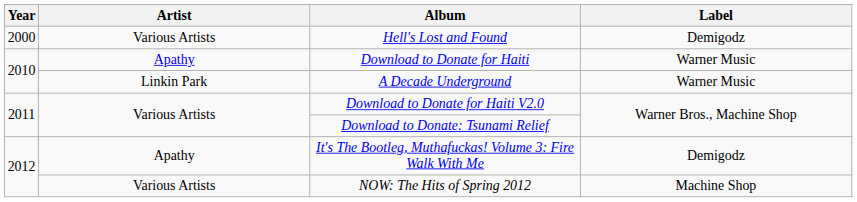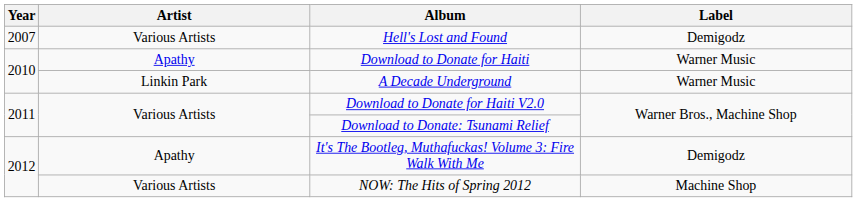(22, 37) 2000 -> (22, 37) 2007
